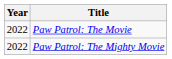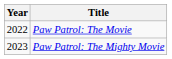(17, 46) 2022 -> (17, 46) 2023
